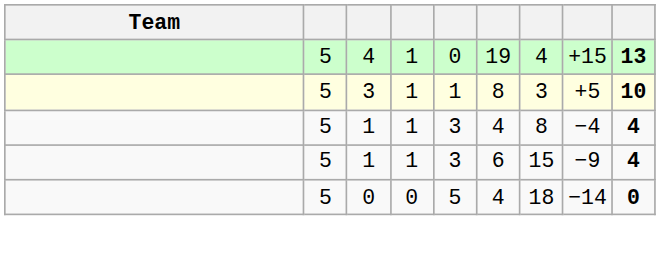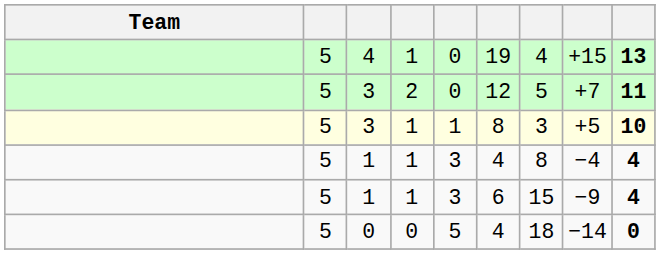+ row: (369, 92)
